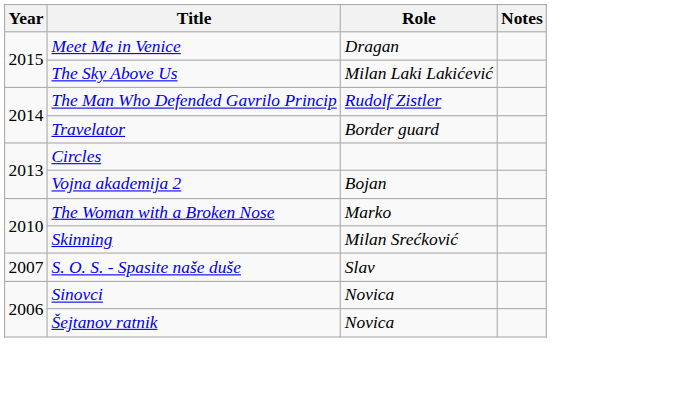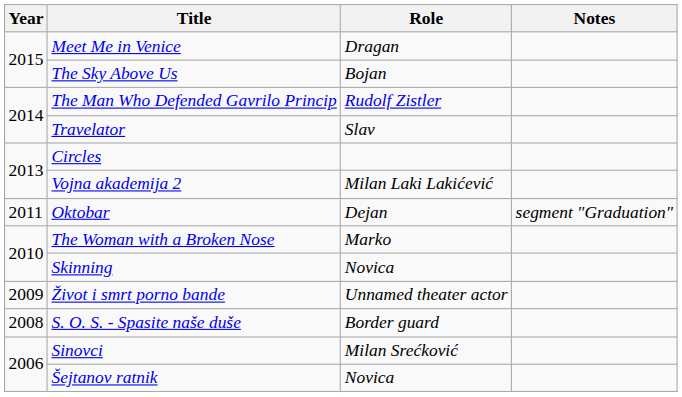(419, 73) Milan Laki Lakićević -> (366, 73) Bojan
(392, 128) Border guard -> (360, 128) Slav
(366, 184) Bojan -> (419, 184) Milan Laki Lakićević
+ row: (81, 211)
(401, 239) Milan Srećković -> (370, 267) Novica
+ row: (138, 294)
(26, 267) 2007 -> (26, 322) 2008
(360, 267) Slav -> (392, 322) Border guard
(370, 294) Novica -> (401, 350) Milan Srećković
